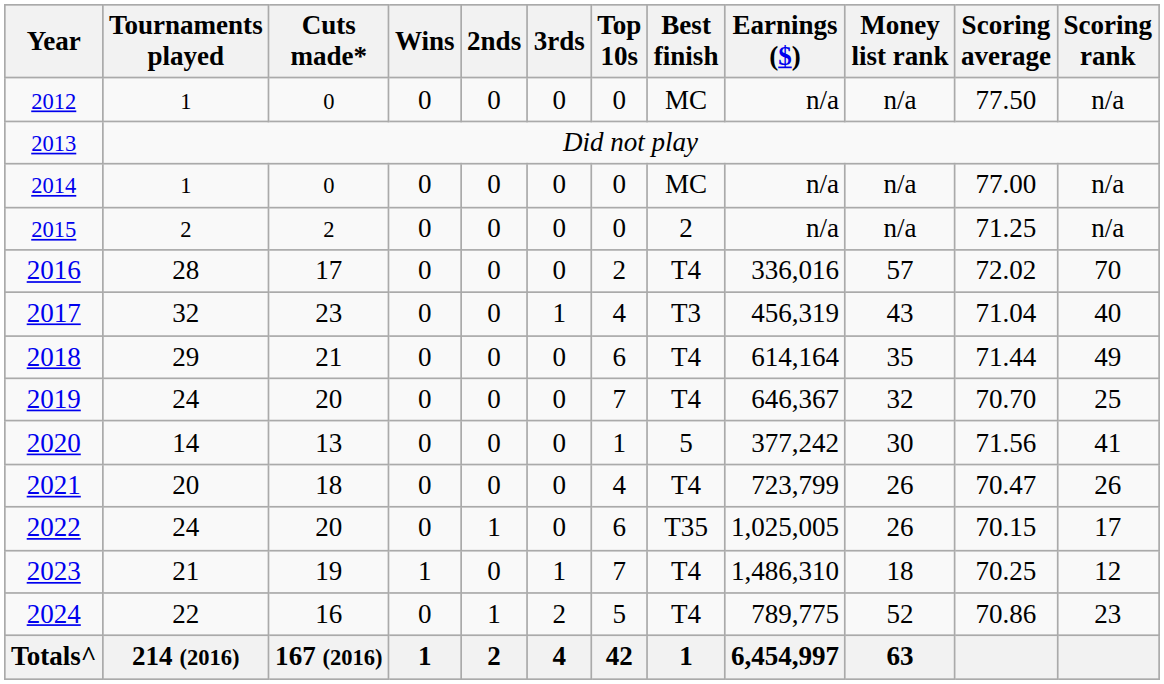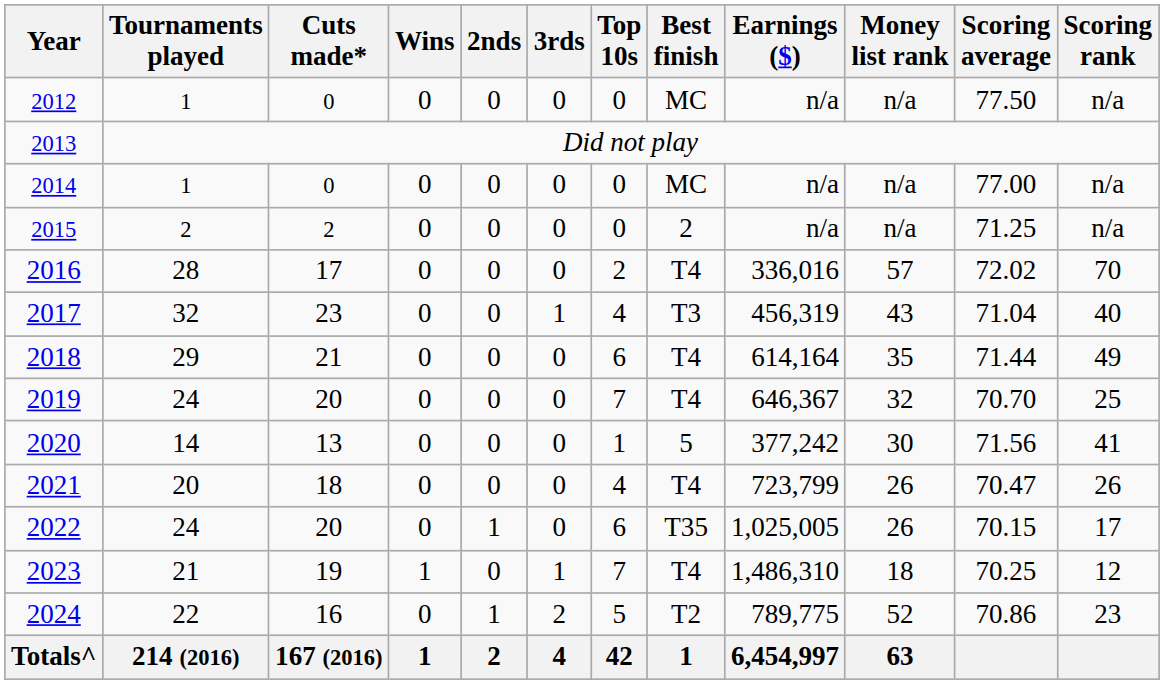(686, 613) T4 -> (686, 613) T2
